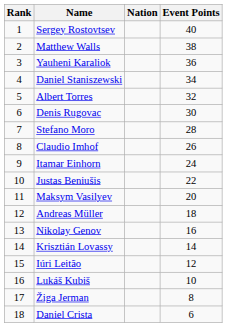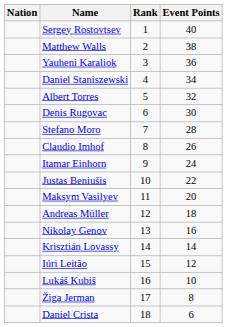columns swapped: (19, 12) <-> (142, 12)
